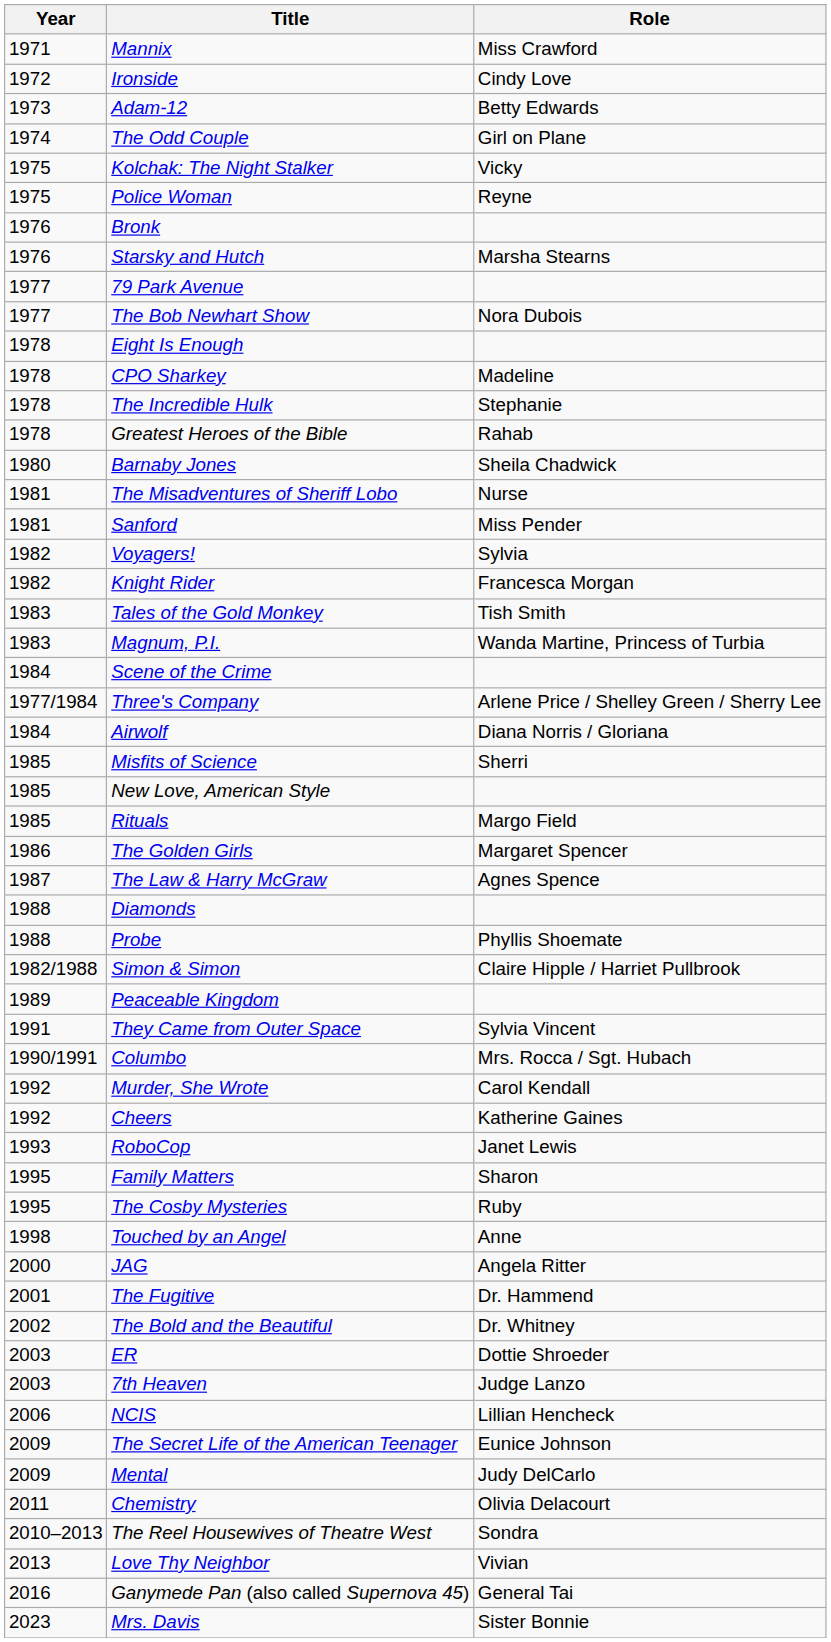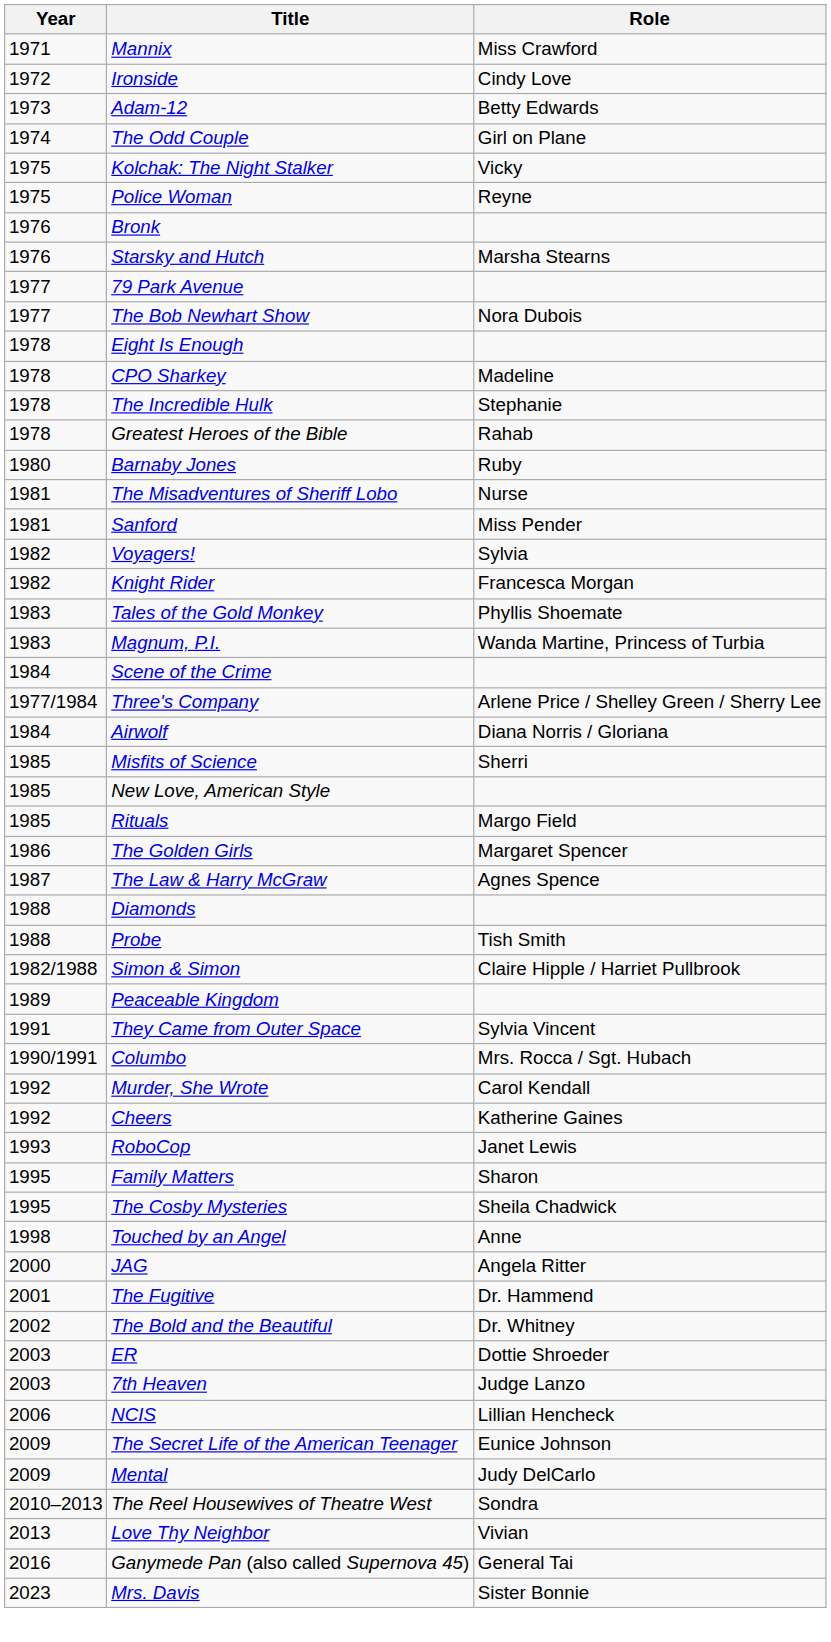(547, 464) Sheila Chadwick -> (500, 464) Ruby
(522, 613) Tish Smith -> (550, 613) Phyllis Shoemate
(550, 939) Phyllis Shoemate -> (522, 939) Tish Smith
(500, 1206) Ruby -> (547, 1206) Sheila Chadwick
- row: (153, 1503)
